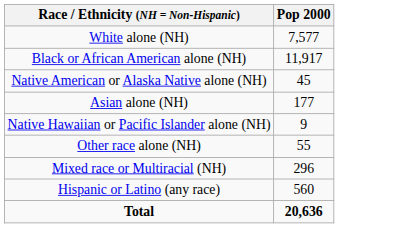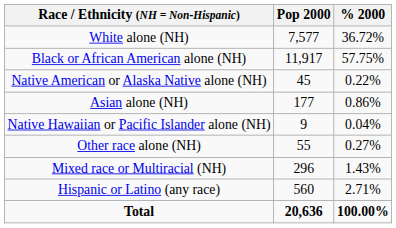+ column: (363, 15)
